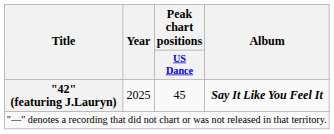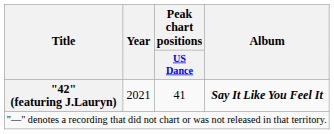(138, 95) 2025 -> (138, 95) 2021
(180, 95) 45 -> (180, 95) 41
